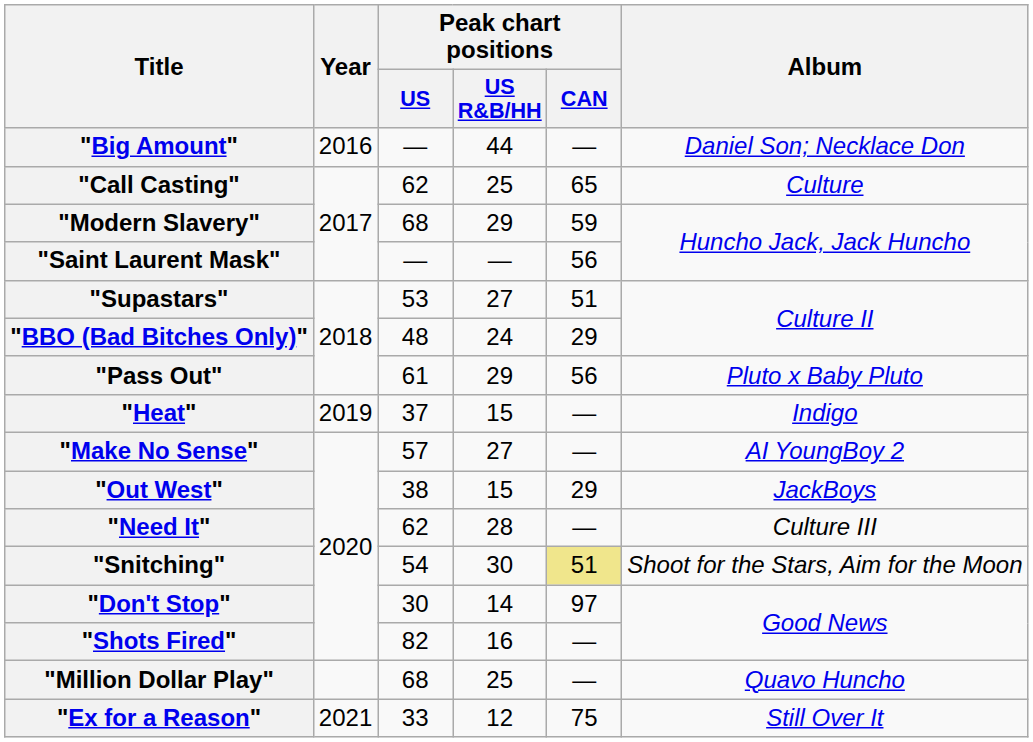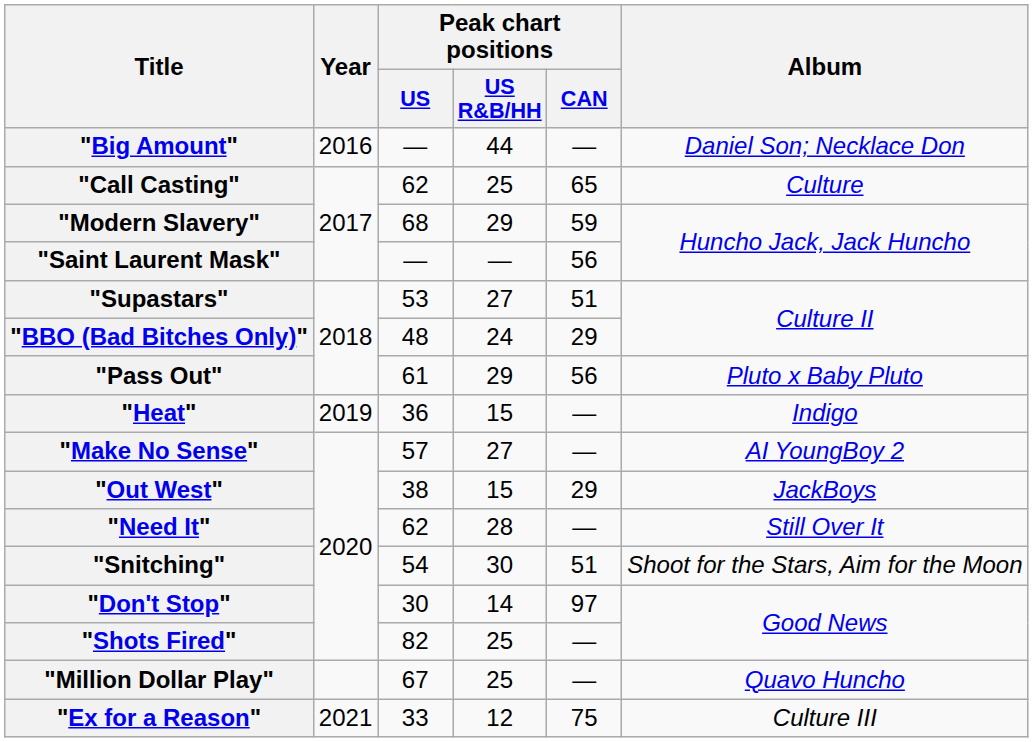(415, 413) 37 -> (415, 413) 36
(825, 527) Culture III -> (825, 527) Still Over It
(584, 565) khaki background -> (584, 565) no background
(500, 641) 16 -> (500, 641) 25
(415, 679) 68 -> (415, 679) 67
(825, 717) Still Over It -> (825, 717) Culture III
